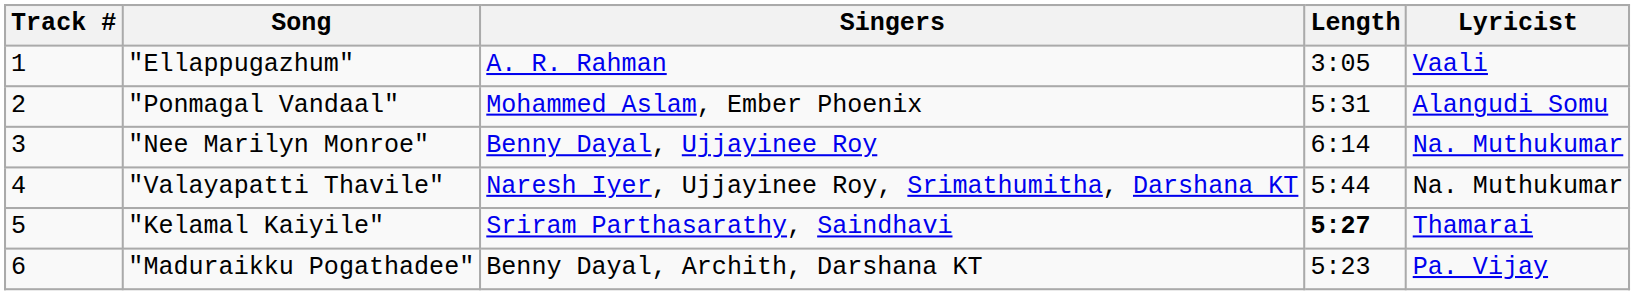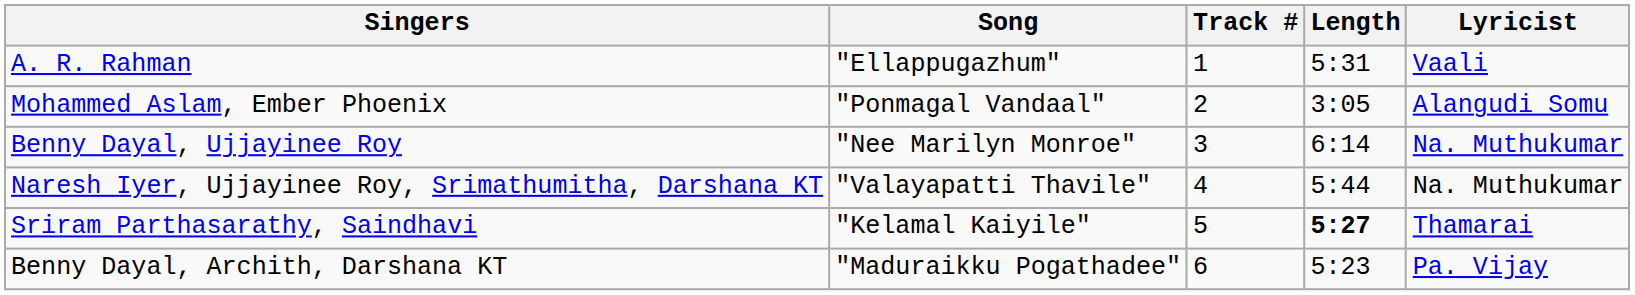columns swapped: (64, 26) <-> (892, 26)
(1341, 66) 3:05 -> (1341, 66) 5:31
(1341, 107) 5:31 -> (1341, 107) 3:05
